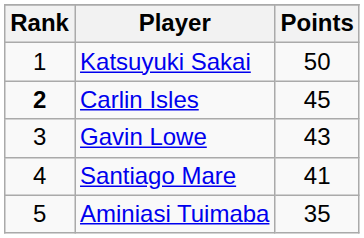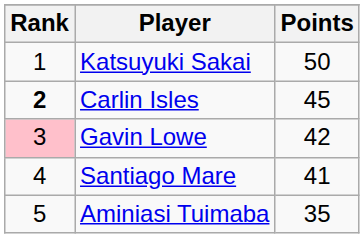(40, 137) no background -> (40, 137) pink background
(317, 137) 43 -> (317, 137) 42
